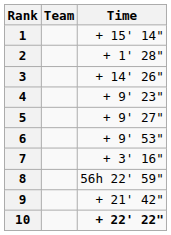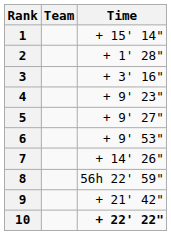(130, 76) + 14' 26" -> (133, 76) + 3' 16"
(133, 159) + 3' 16" -> (130, 159) + 14' 26"
